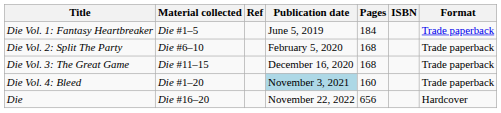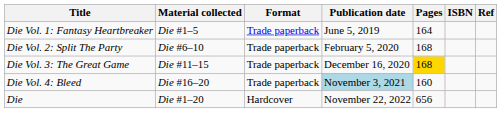columns swapped: (458, 13) <-> (255, 13)
(368, 30) 184 -> (424, 30) 164
(368, 64) no background -> (424, 64) gold background
(181, 82) Die #1–20 -> (184, 82) Die #16–20
(184, 99) Die #16–20 -> (181, 99) Die #1–20
